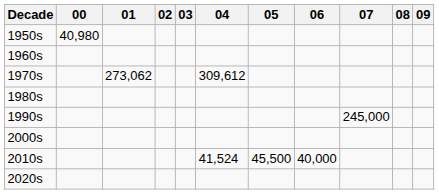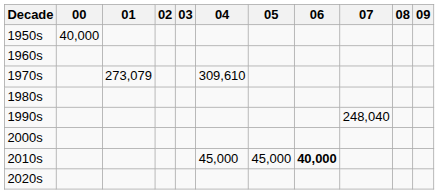(79, 35) 40,980 -> (79, 35) 40,000
(129, 76) 273,062 -> (129, 76) 273,079
(222, 76) 309,612 -> (222, 76) 309,610
(366, 117) 245,000 -> (366, 117) 248,040
(219, 158) 41,524 -> (219, 158) 45,000
(271, 158) 45,500 -> (271, 158) 45,000
(317, 158) normal -> (317, 158) bold
